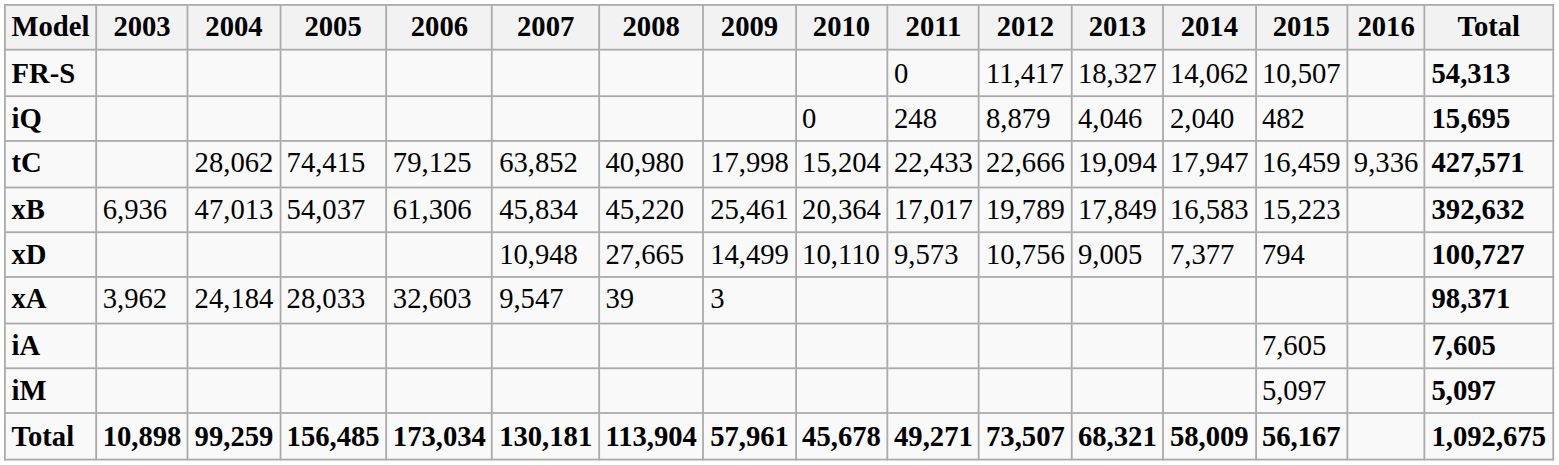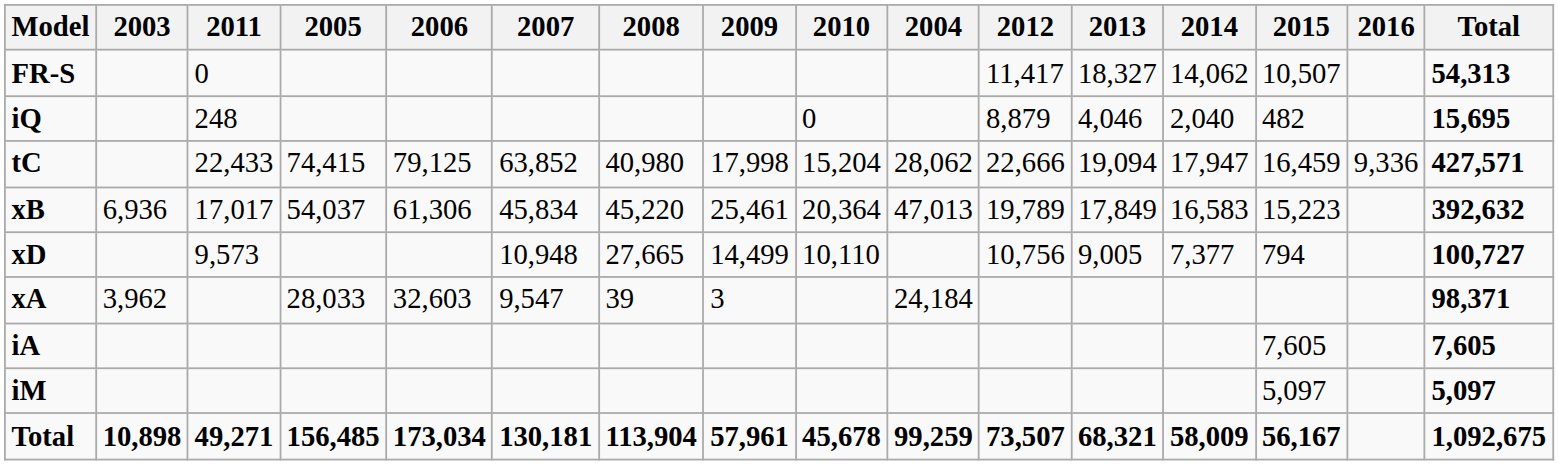columns swapped: (234, 27) <-> (933, 27)
